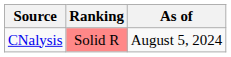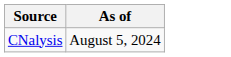- column: (97, 16)
